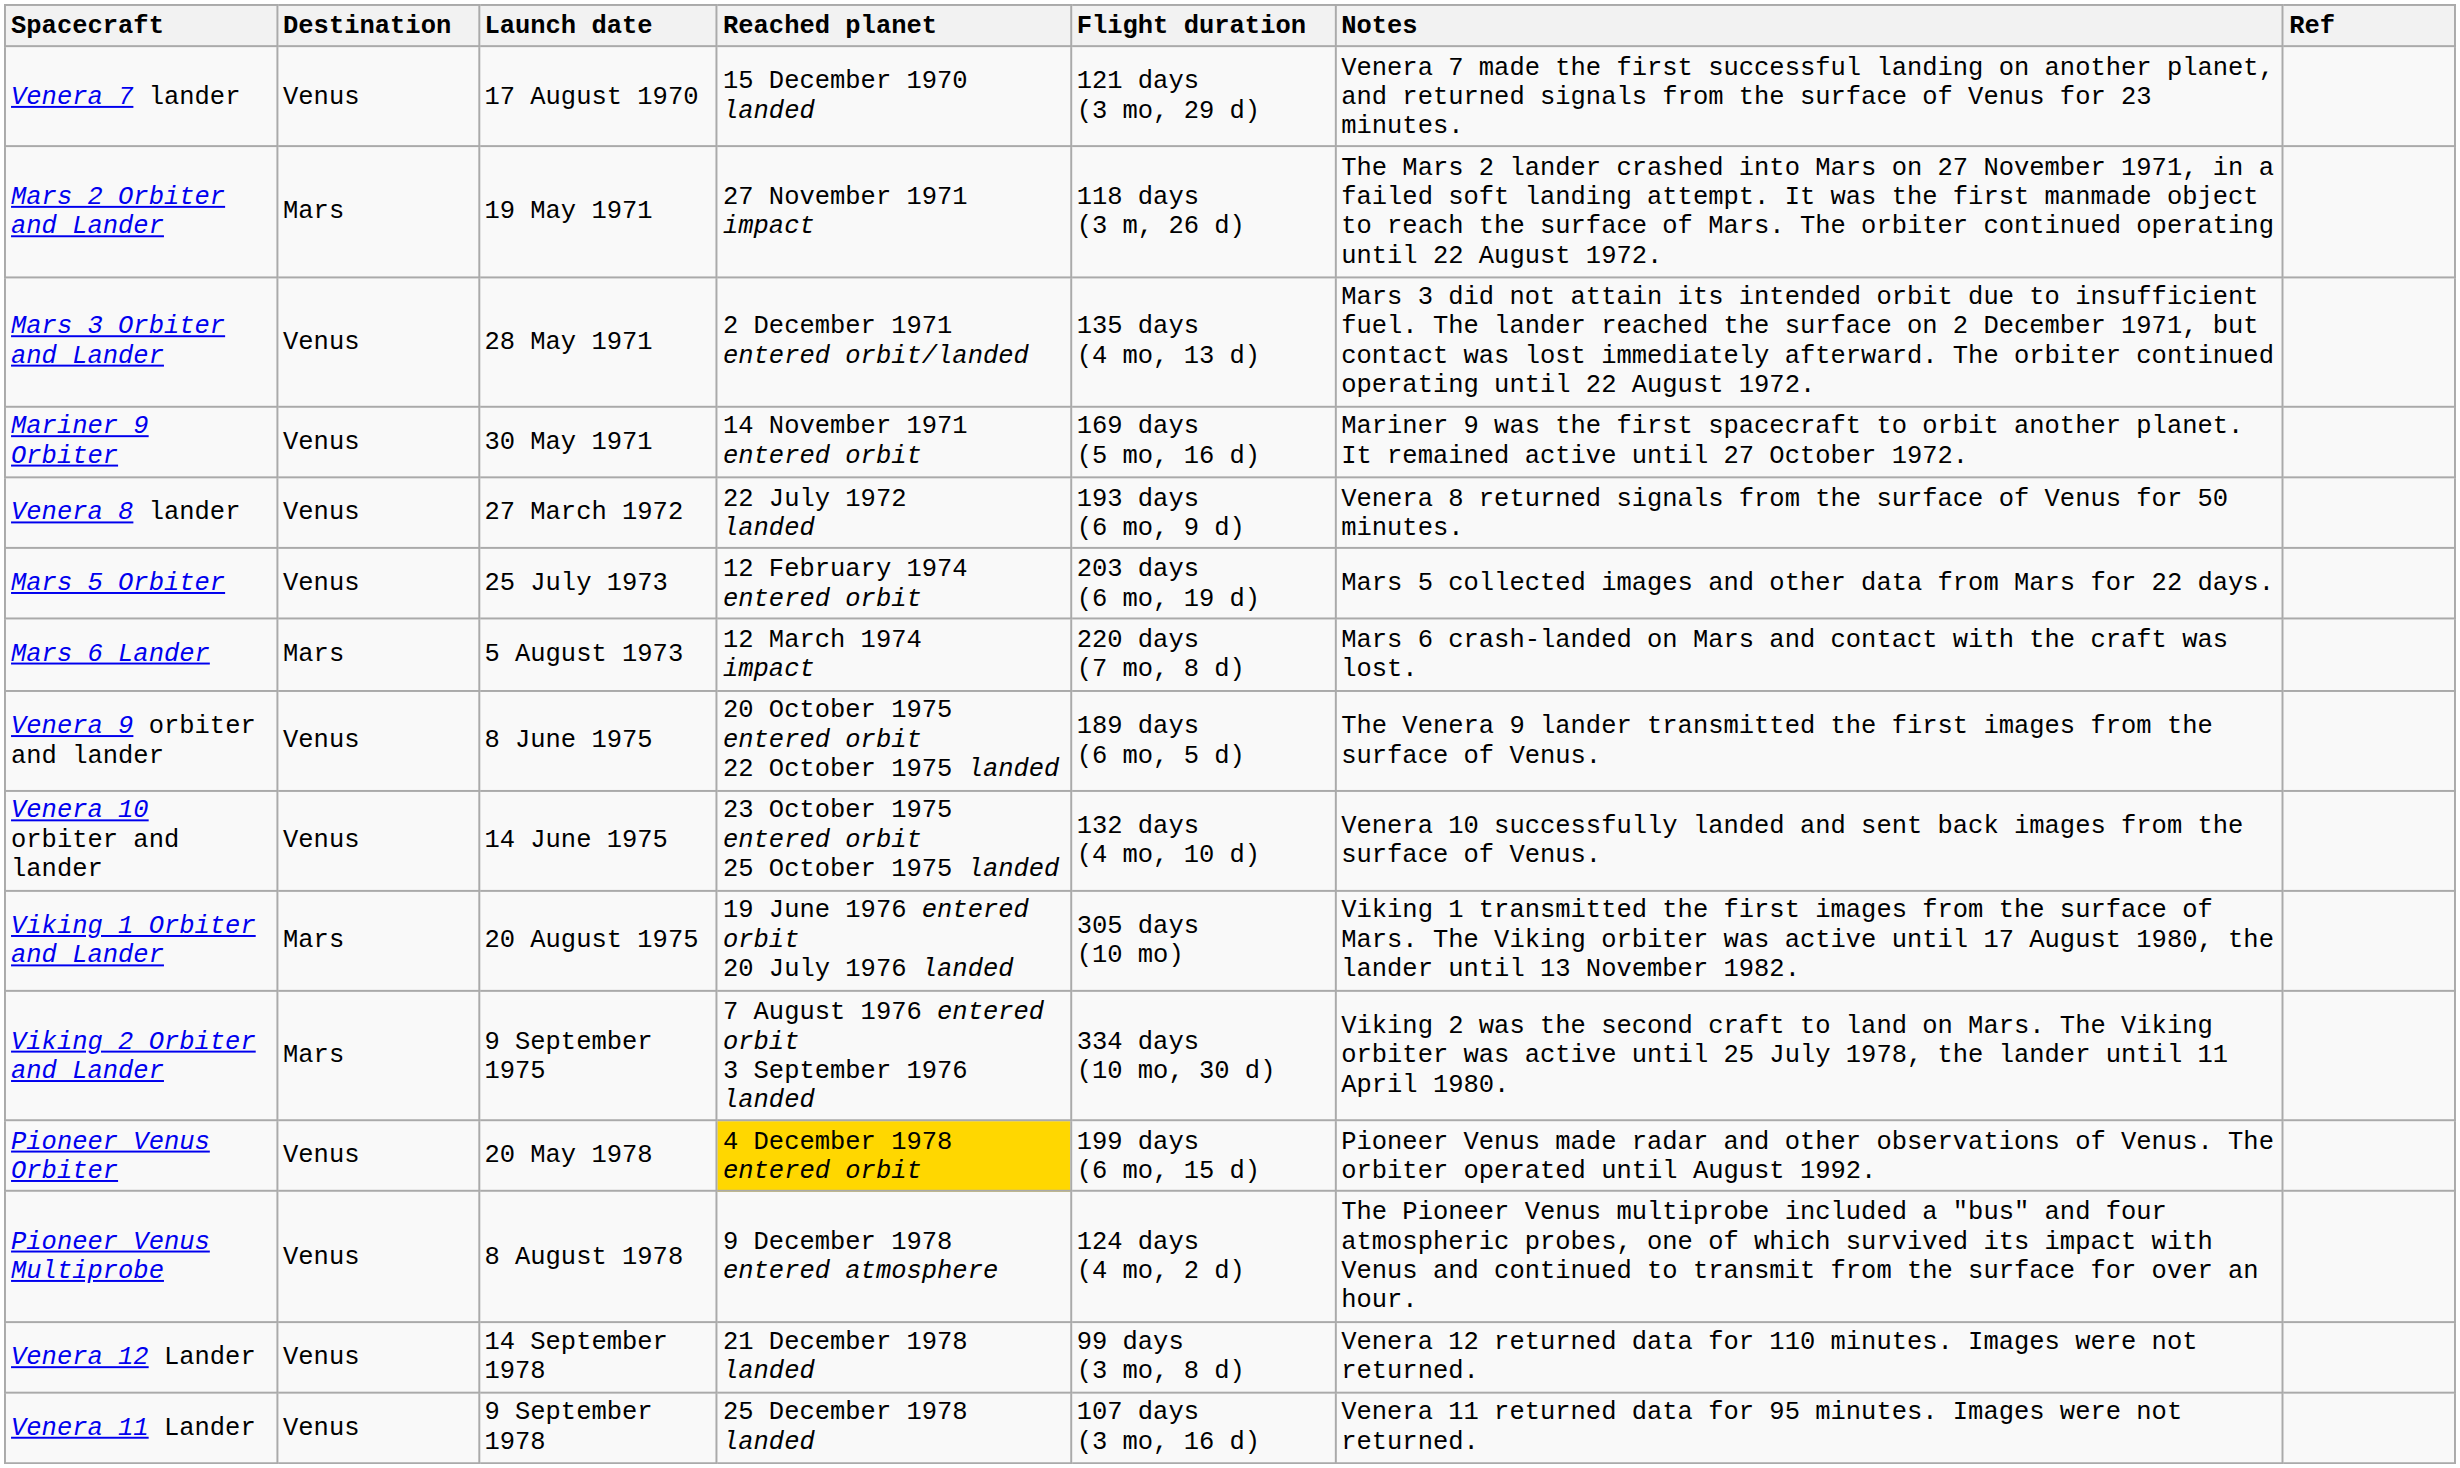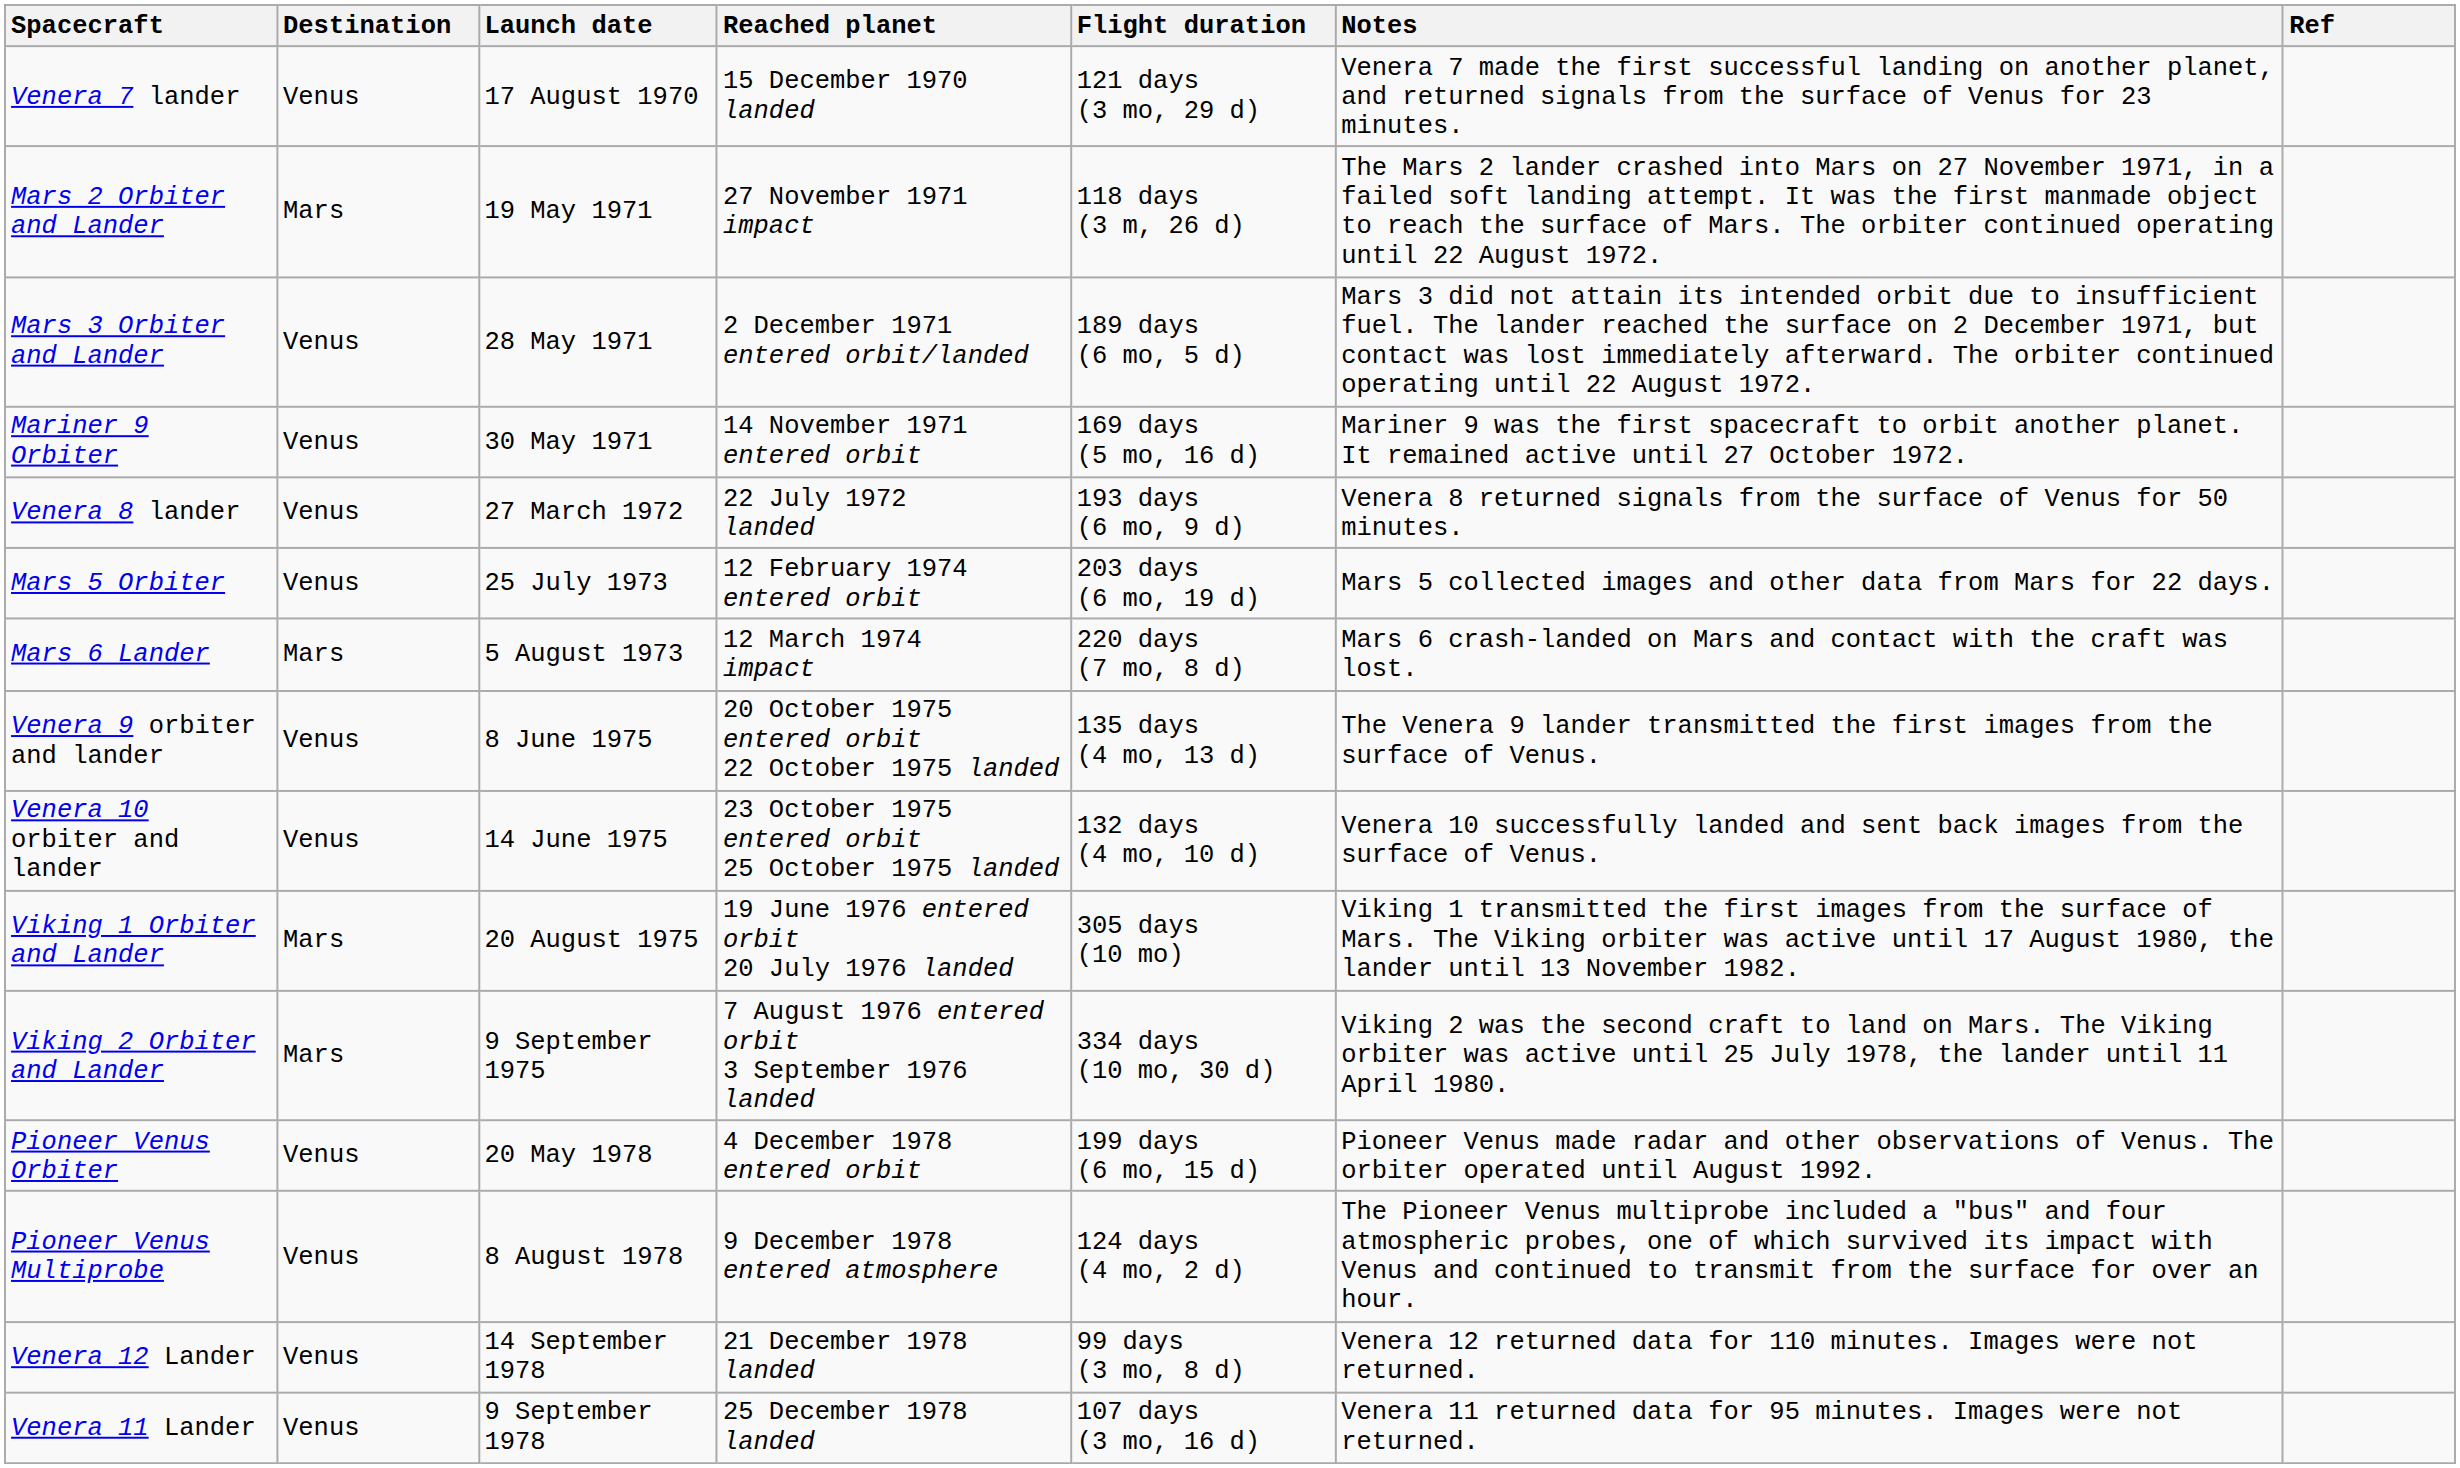(1168, 341) 135 days (4 mo, 13 d) -> (1161, 341) 189 days (6 mo, 5 d)
(1161, 740) 189 days (6 mo, 5 d) -> (1168, 740) 135 days (4 mo, 13 d)
(838, 1156) gold background -> (838, 1156) no background
